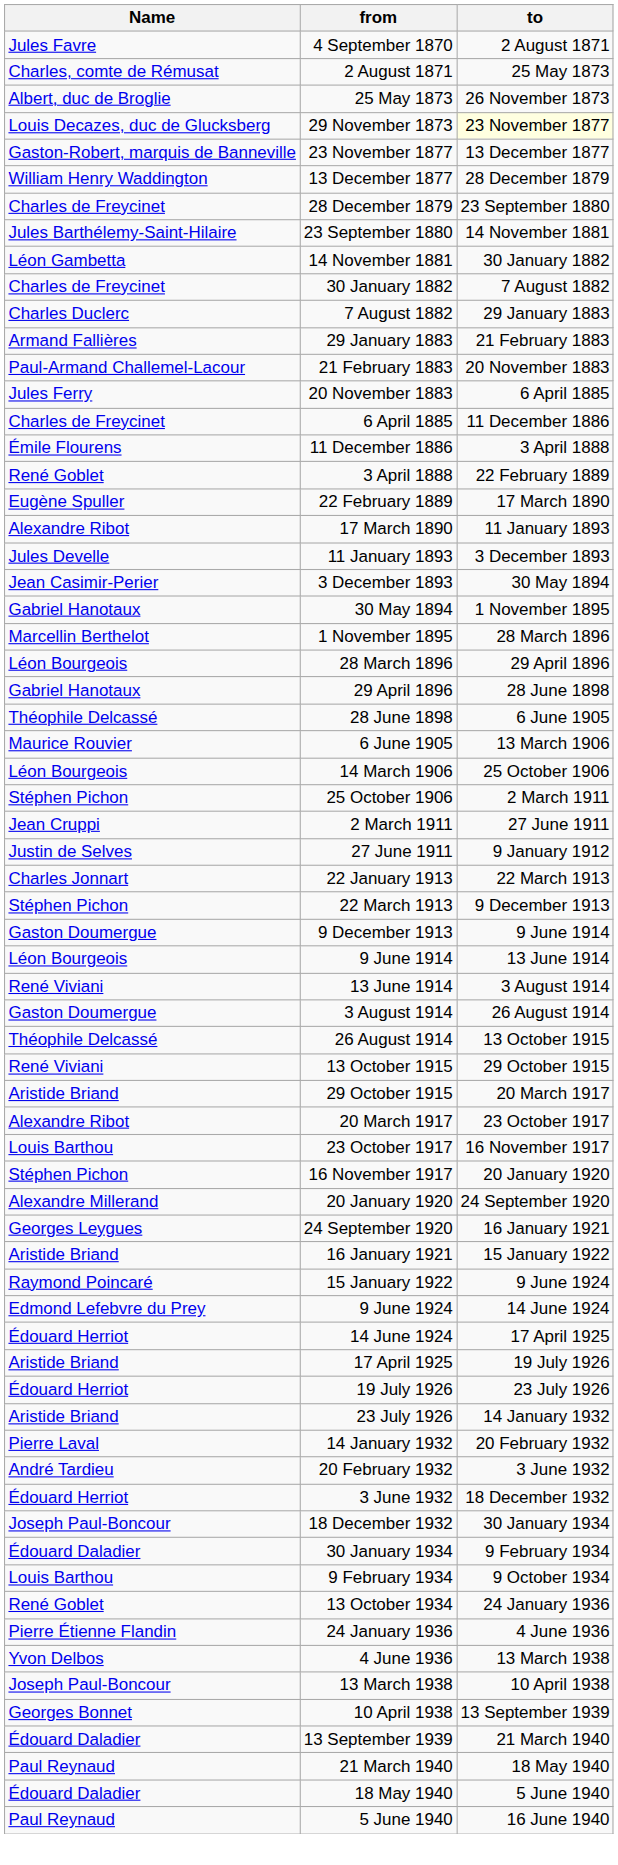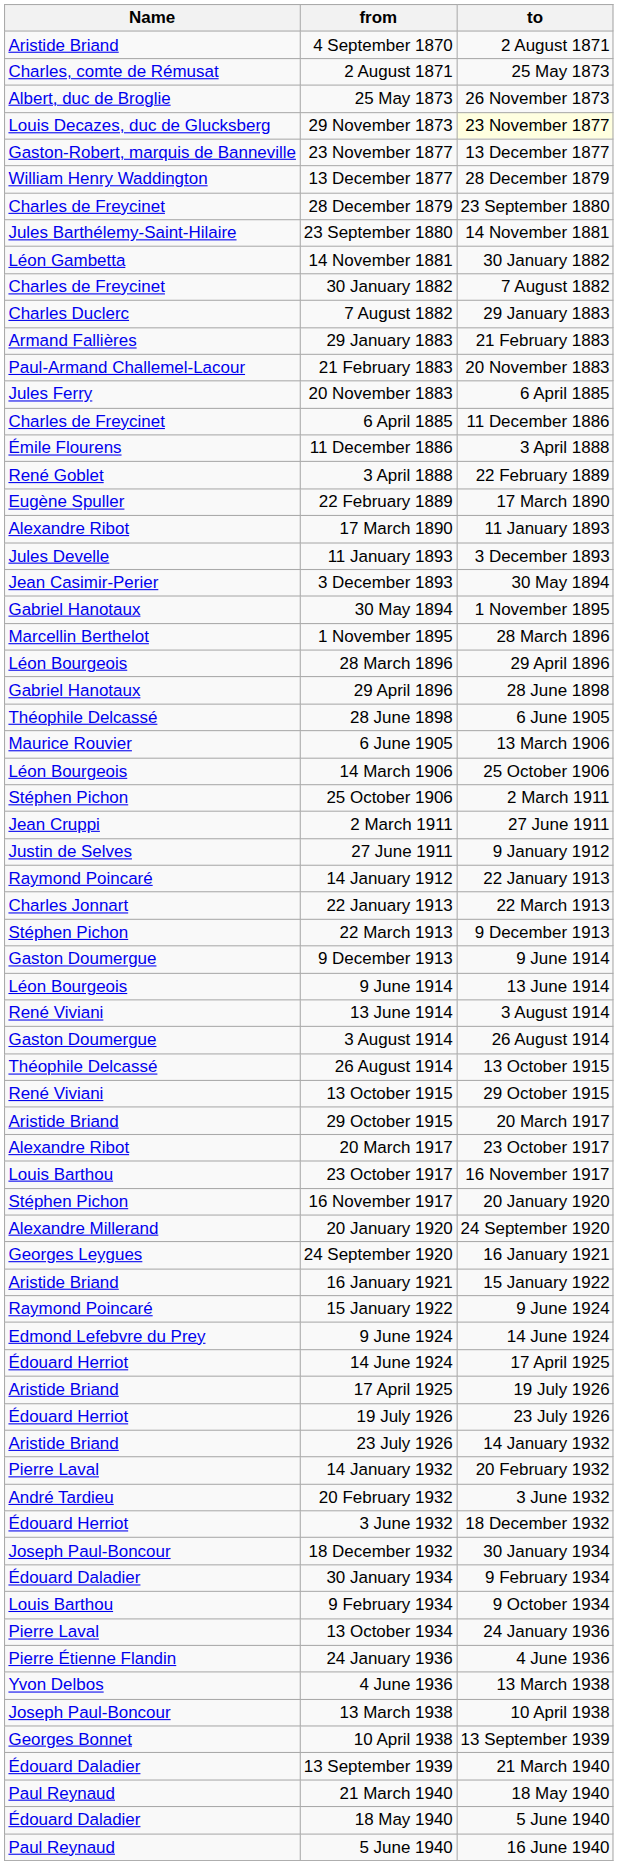(52, 44) Jules Favre -> (64, 44) Aristide Briand
+ row: (390, 878)
(56, 1604) René Goblet -> (54, 1631) Pierre Laval
